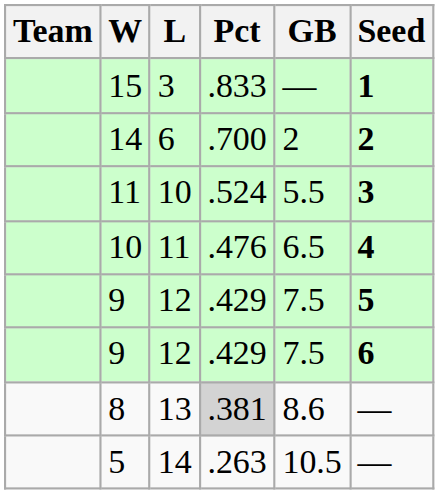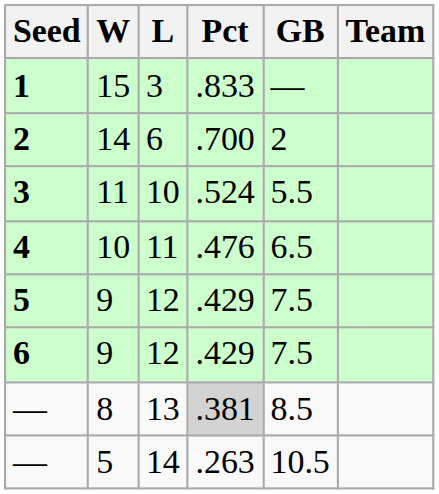columns swapped: (53, 31) <-> (391, 31)
(304, 407) 8.6 -> (292, 407) 8.5
